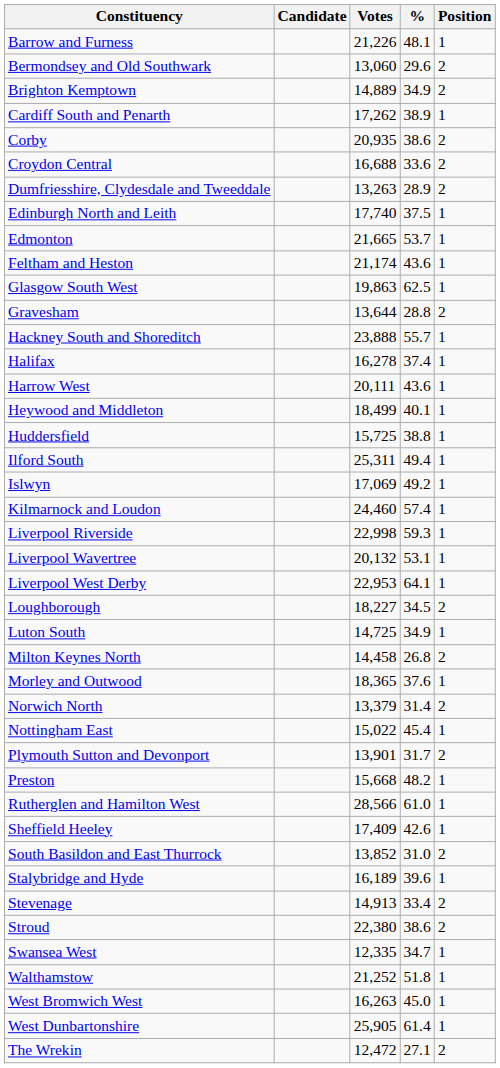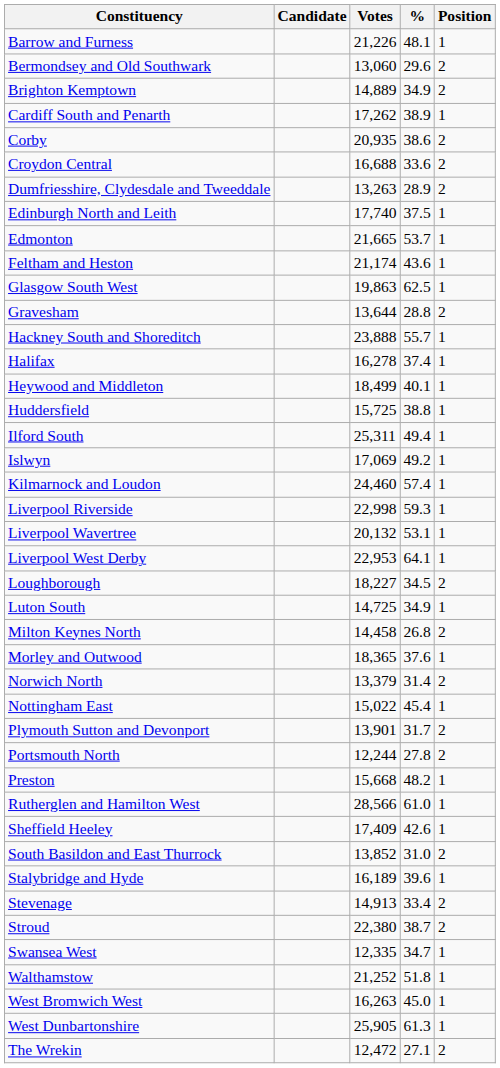- row: (49, 386)
+ row: (64, 755)
(417, 927) 38.6 -> (417, 927) 38.7
(417, 1025) 61.4 -> (417, 1025) 61.3
